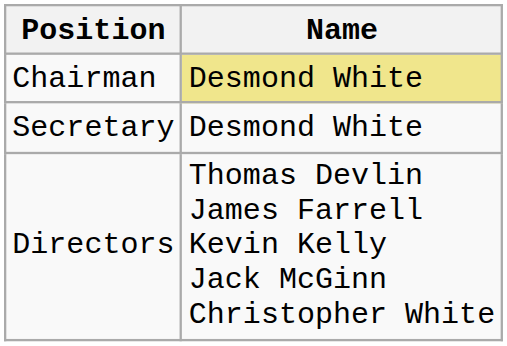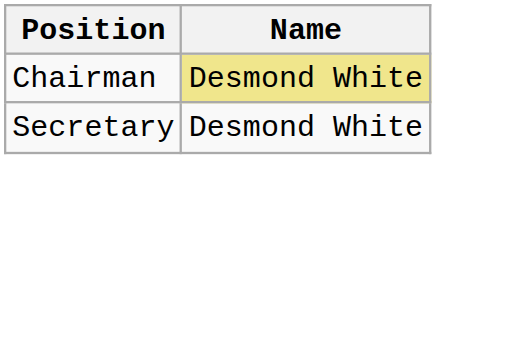- row: (93, 246)
